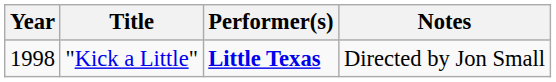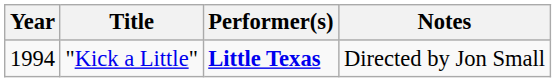(32, 58) 1998 -> (32, 58) 1994
